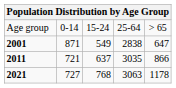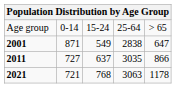(72, 59) 721 -> (72, 59) 727
(72, 75) 727 -> (72, 75) 721
